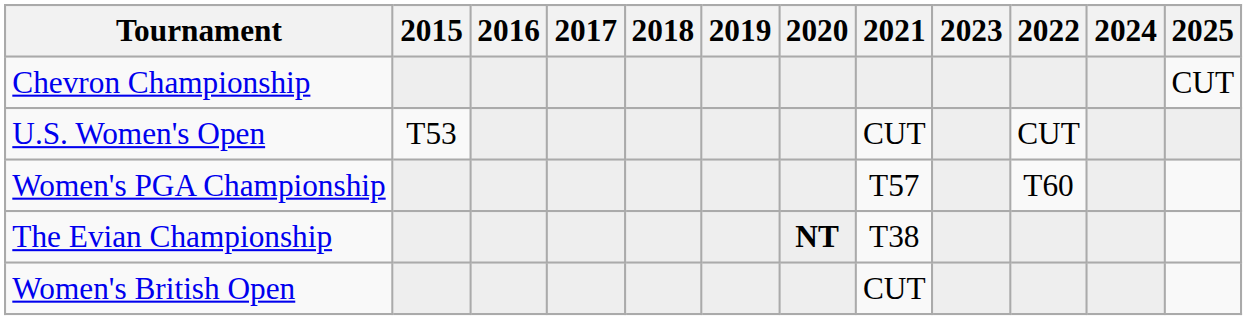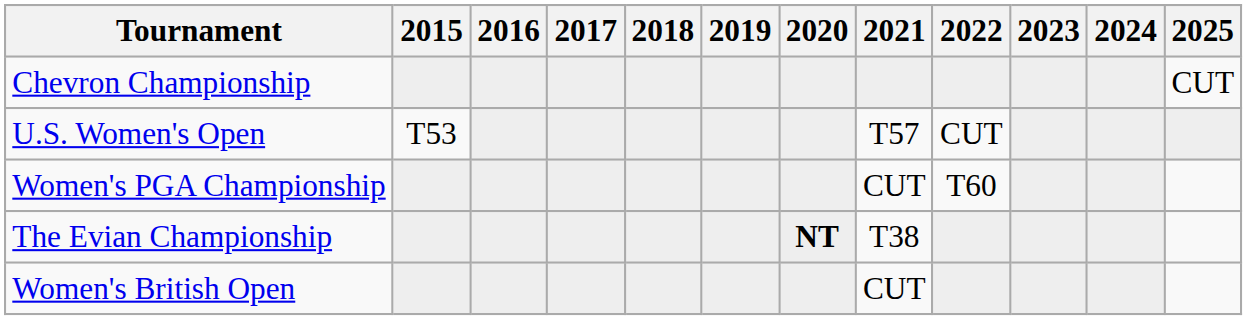columns swapped: (1048, 30) <-> (971, 30)
(894, 133) CUT -> (894, 133) T57
(894, 185) T57 -> (894, 185) CUT
